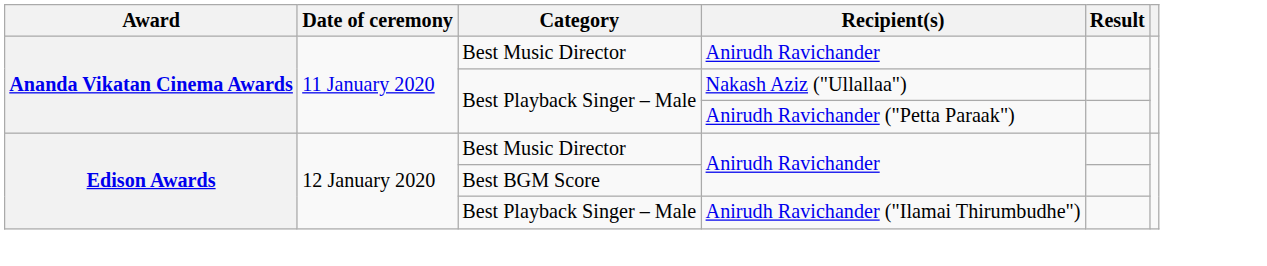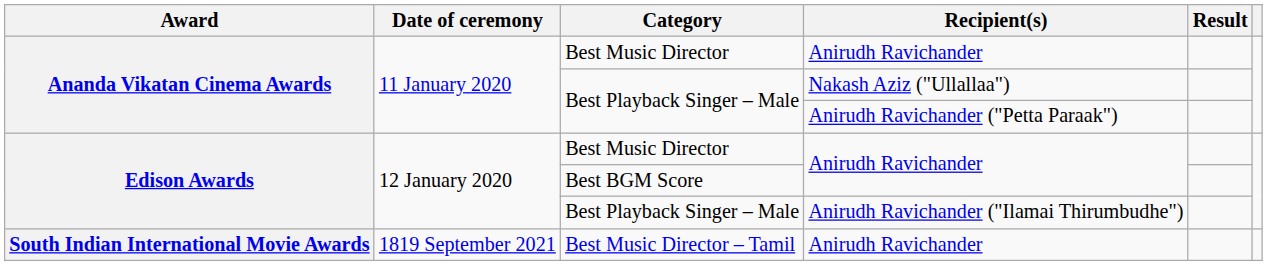+ row: (680, 244)
